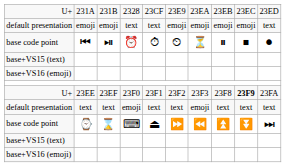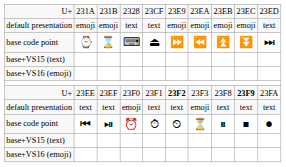rows swapped: (32, 123) <-> (32, 42)
(177, 92) normal -> (177, 92) bold
